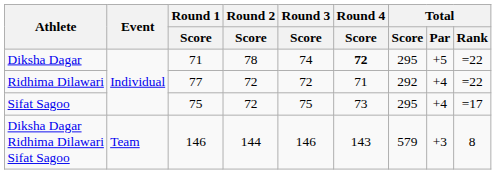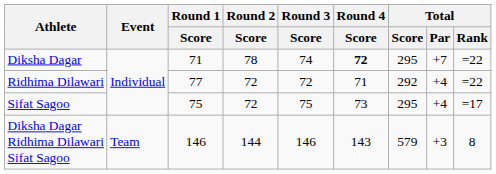(440, 60) +5 -> (440, 60) +7
